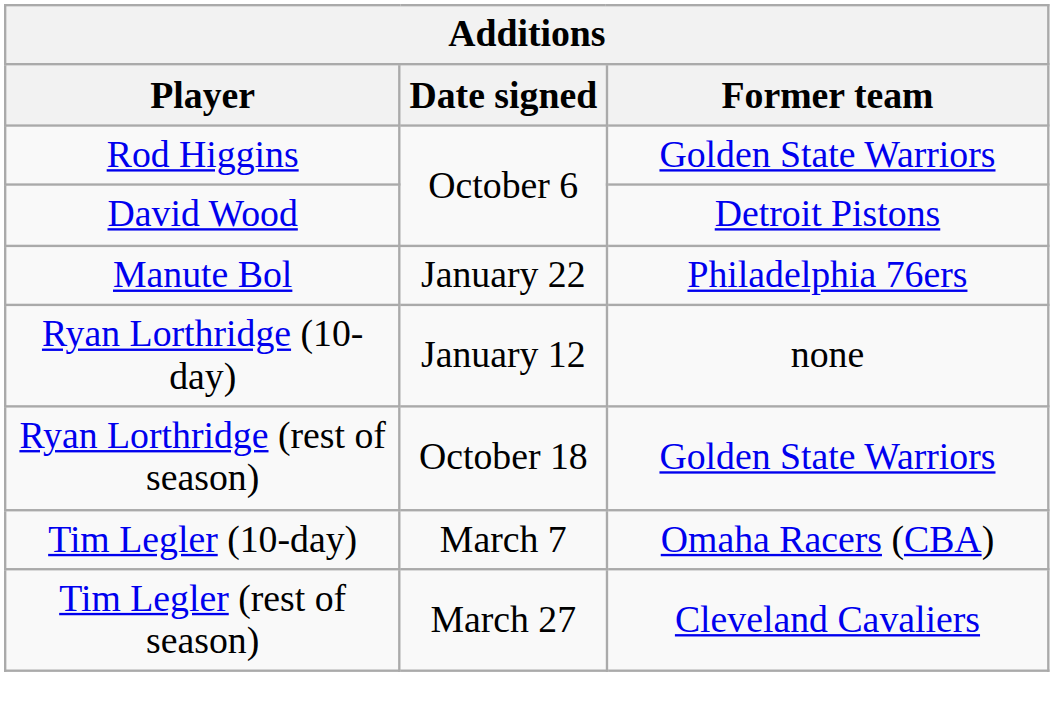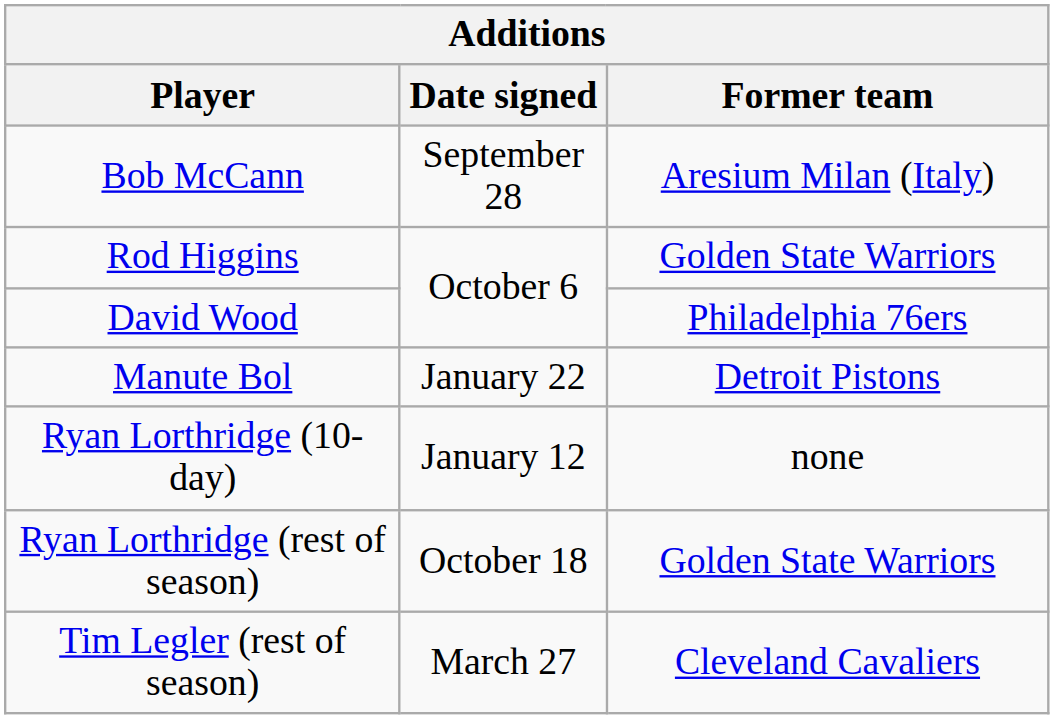+ row: (203, 175)
(827, 214) Detroit Pistons -> (827, 316) Philadelphia 76ers
(827, 273) Philadelphia 76ers -> (827, 376) Detroit Pistons
- row: (203, 538)
